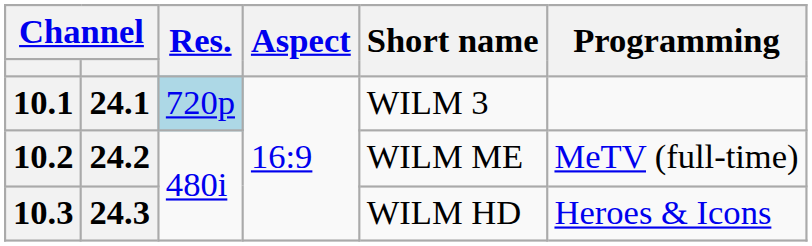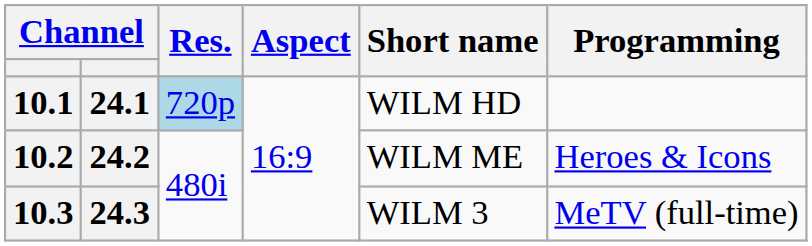(428, 102) WILM 3 -> (444, 102) WILM HD
(677, 157) MeTV (full-time) -> (663, 157) Heroes & Icons
(444, 212) WILM HD -> (428, 212) WILM 3
(663, 212) Heroes & Icons -> (677, 212) MeTV (full-time)
